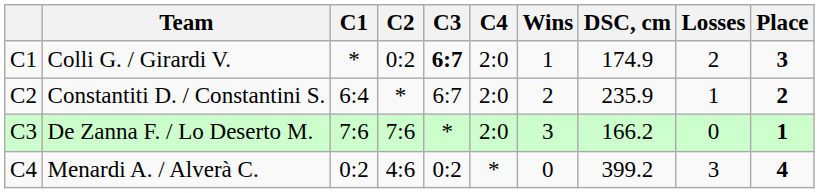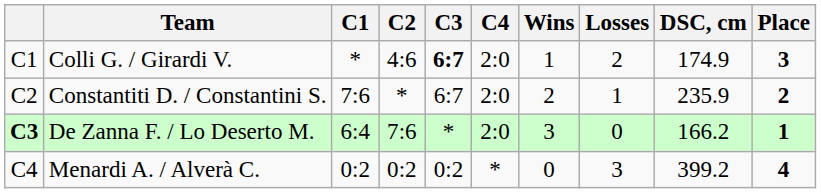columns swapped: (714, 22) <-> (627, 22)
(401, 59) 0:2 -> (402, 59) 4:6
(354, 95) 6:4 -> (355, 95) 7:6
(23, 132) normal -> (24, 132) bold
(354, 132) 7:6 -> (355, 132) 6:4
(401, 168) 4:6 -> (402, 168) 0:2
